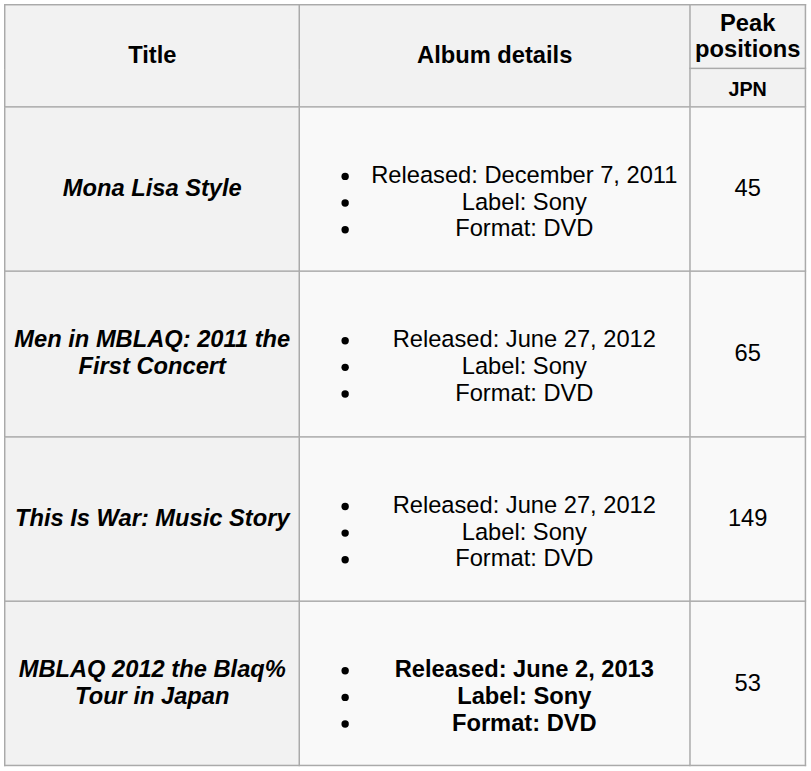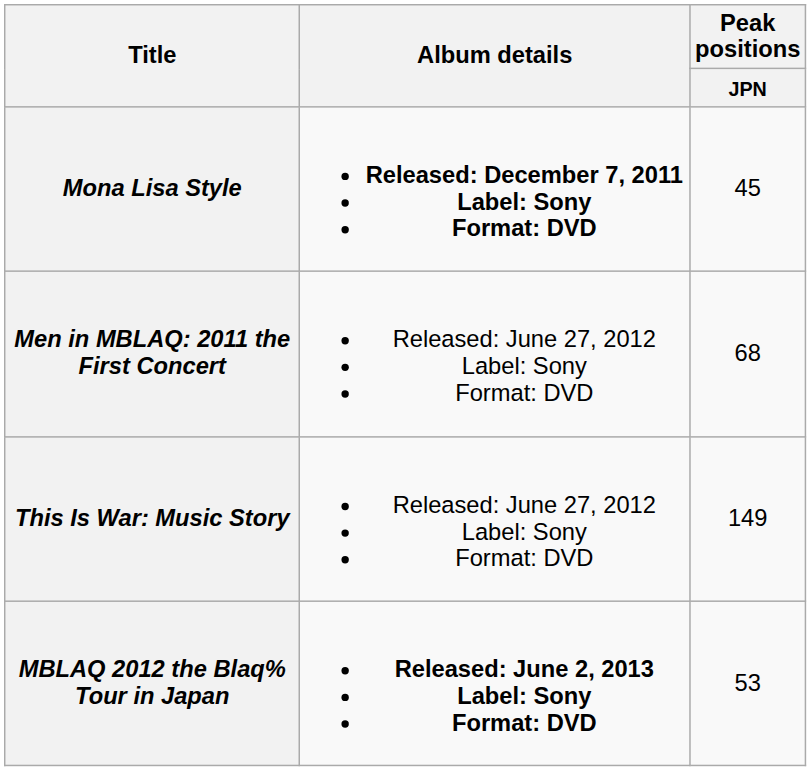(495, 202) normal -> (495, 202) bold
(748, 353) 65 -> (748, 353) 68
